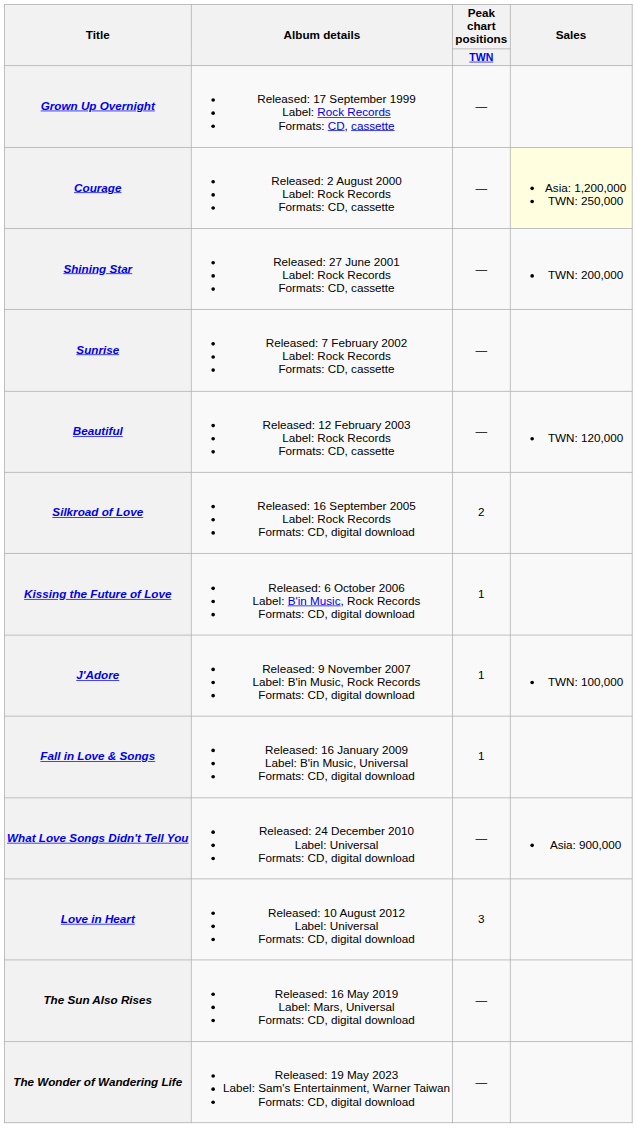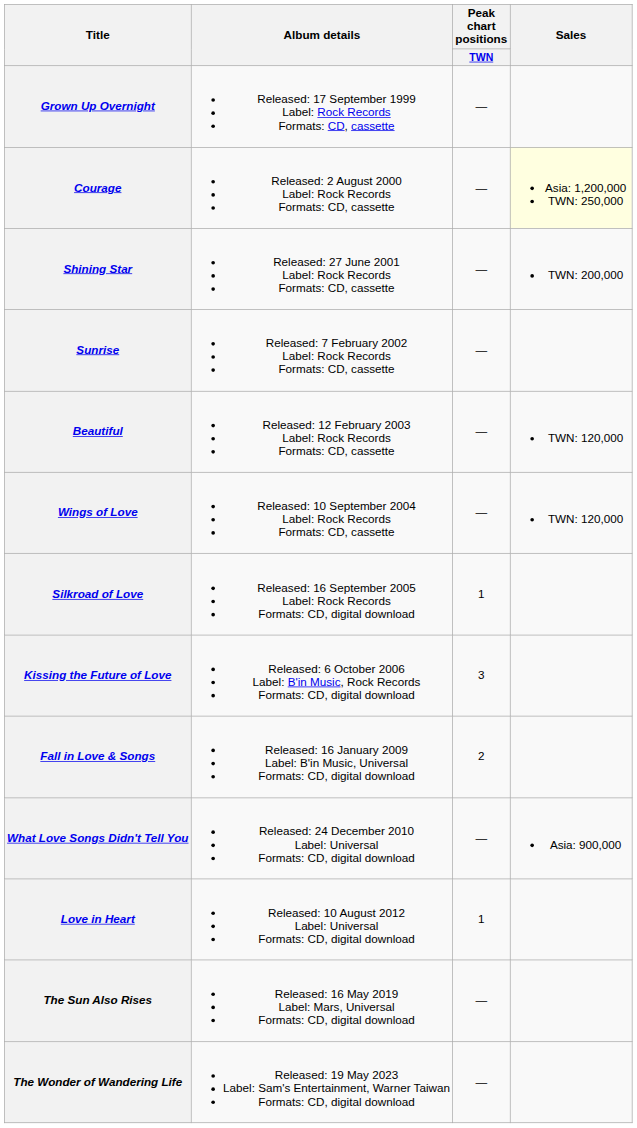+ row: (98, 513)
(481, 513) 2 -> (481, 594) 1
(481, 594) 1 -> (481, 675) 3
- row: (98, 675)
(481, 756) 1 -> (481, 756) 2
(481, 919) 3 -> (481, 919) 1
